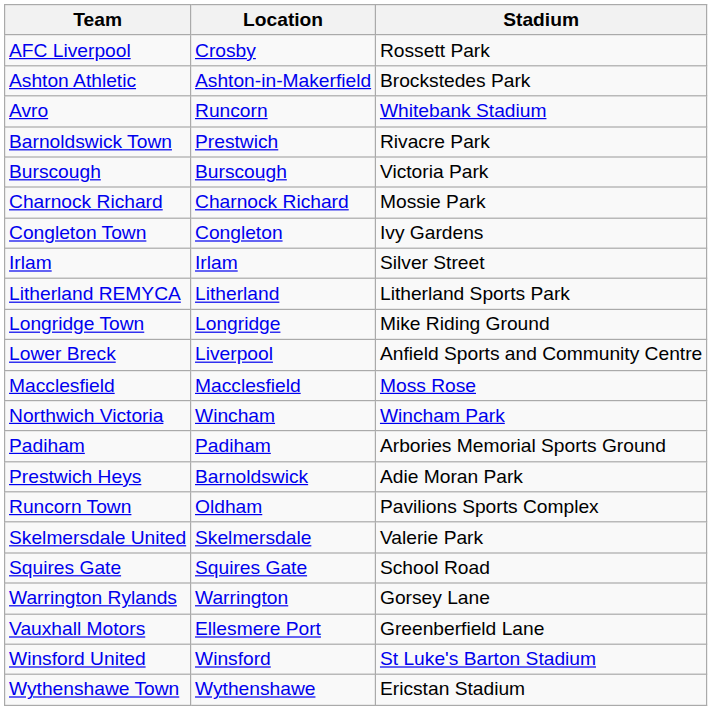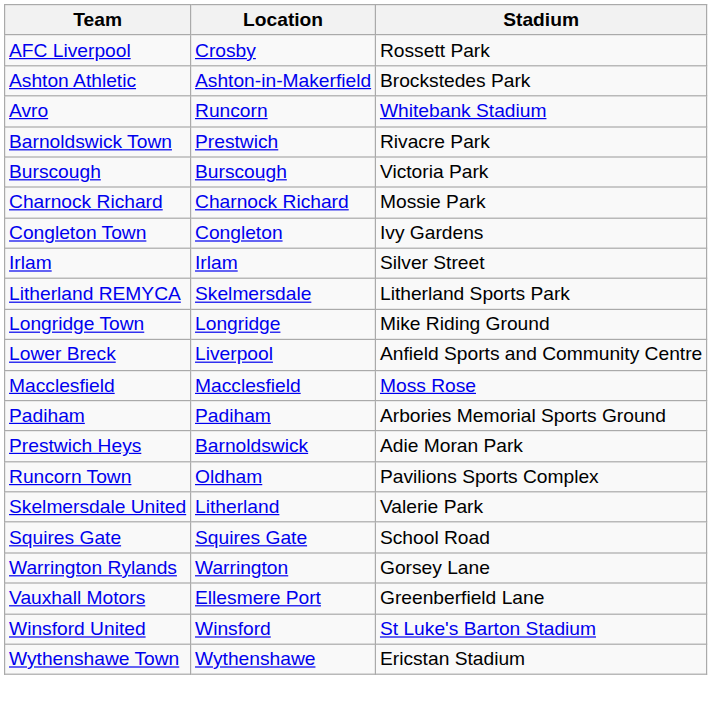(237, 293) Litherland -> (253, 293) Skelmersdale
- row: (86, 415)
(253, 537) Skelmersdale -> (237, 506) Litherland
